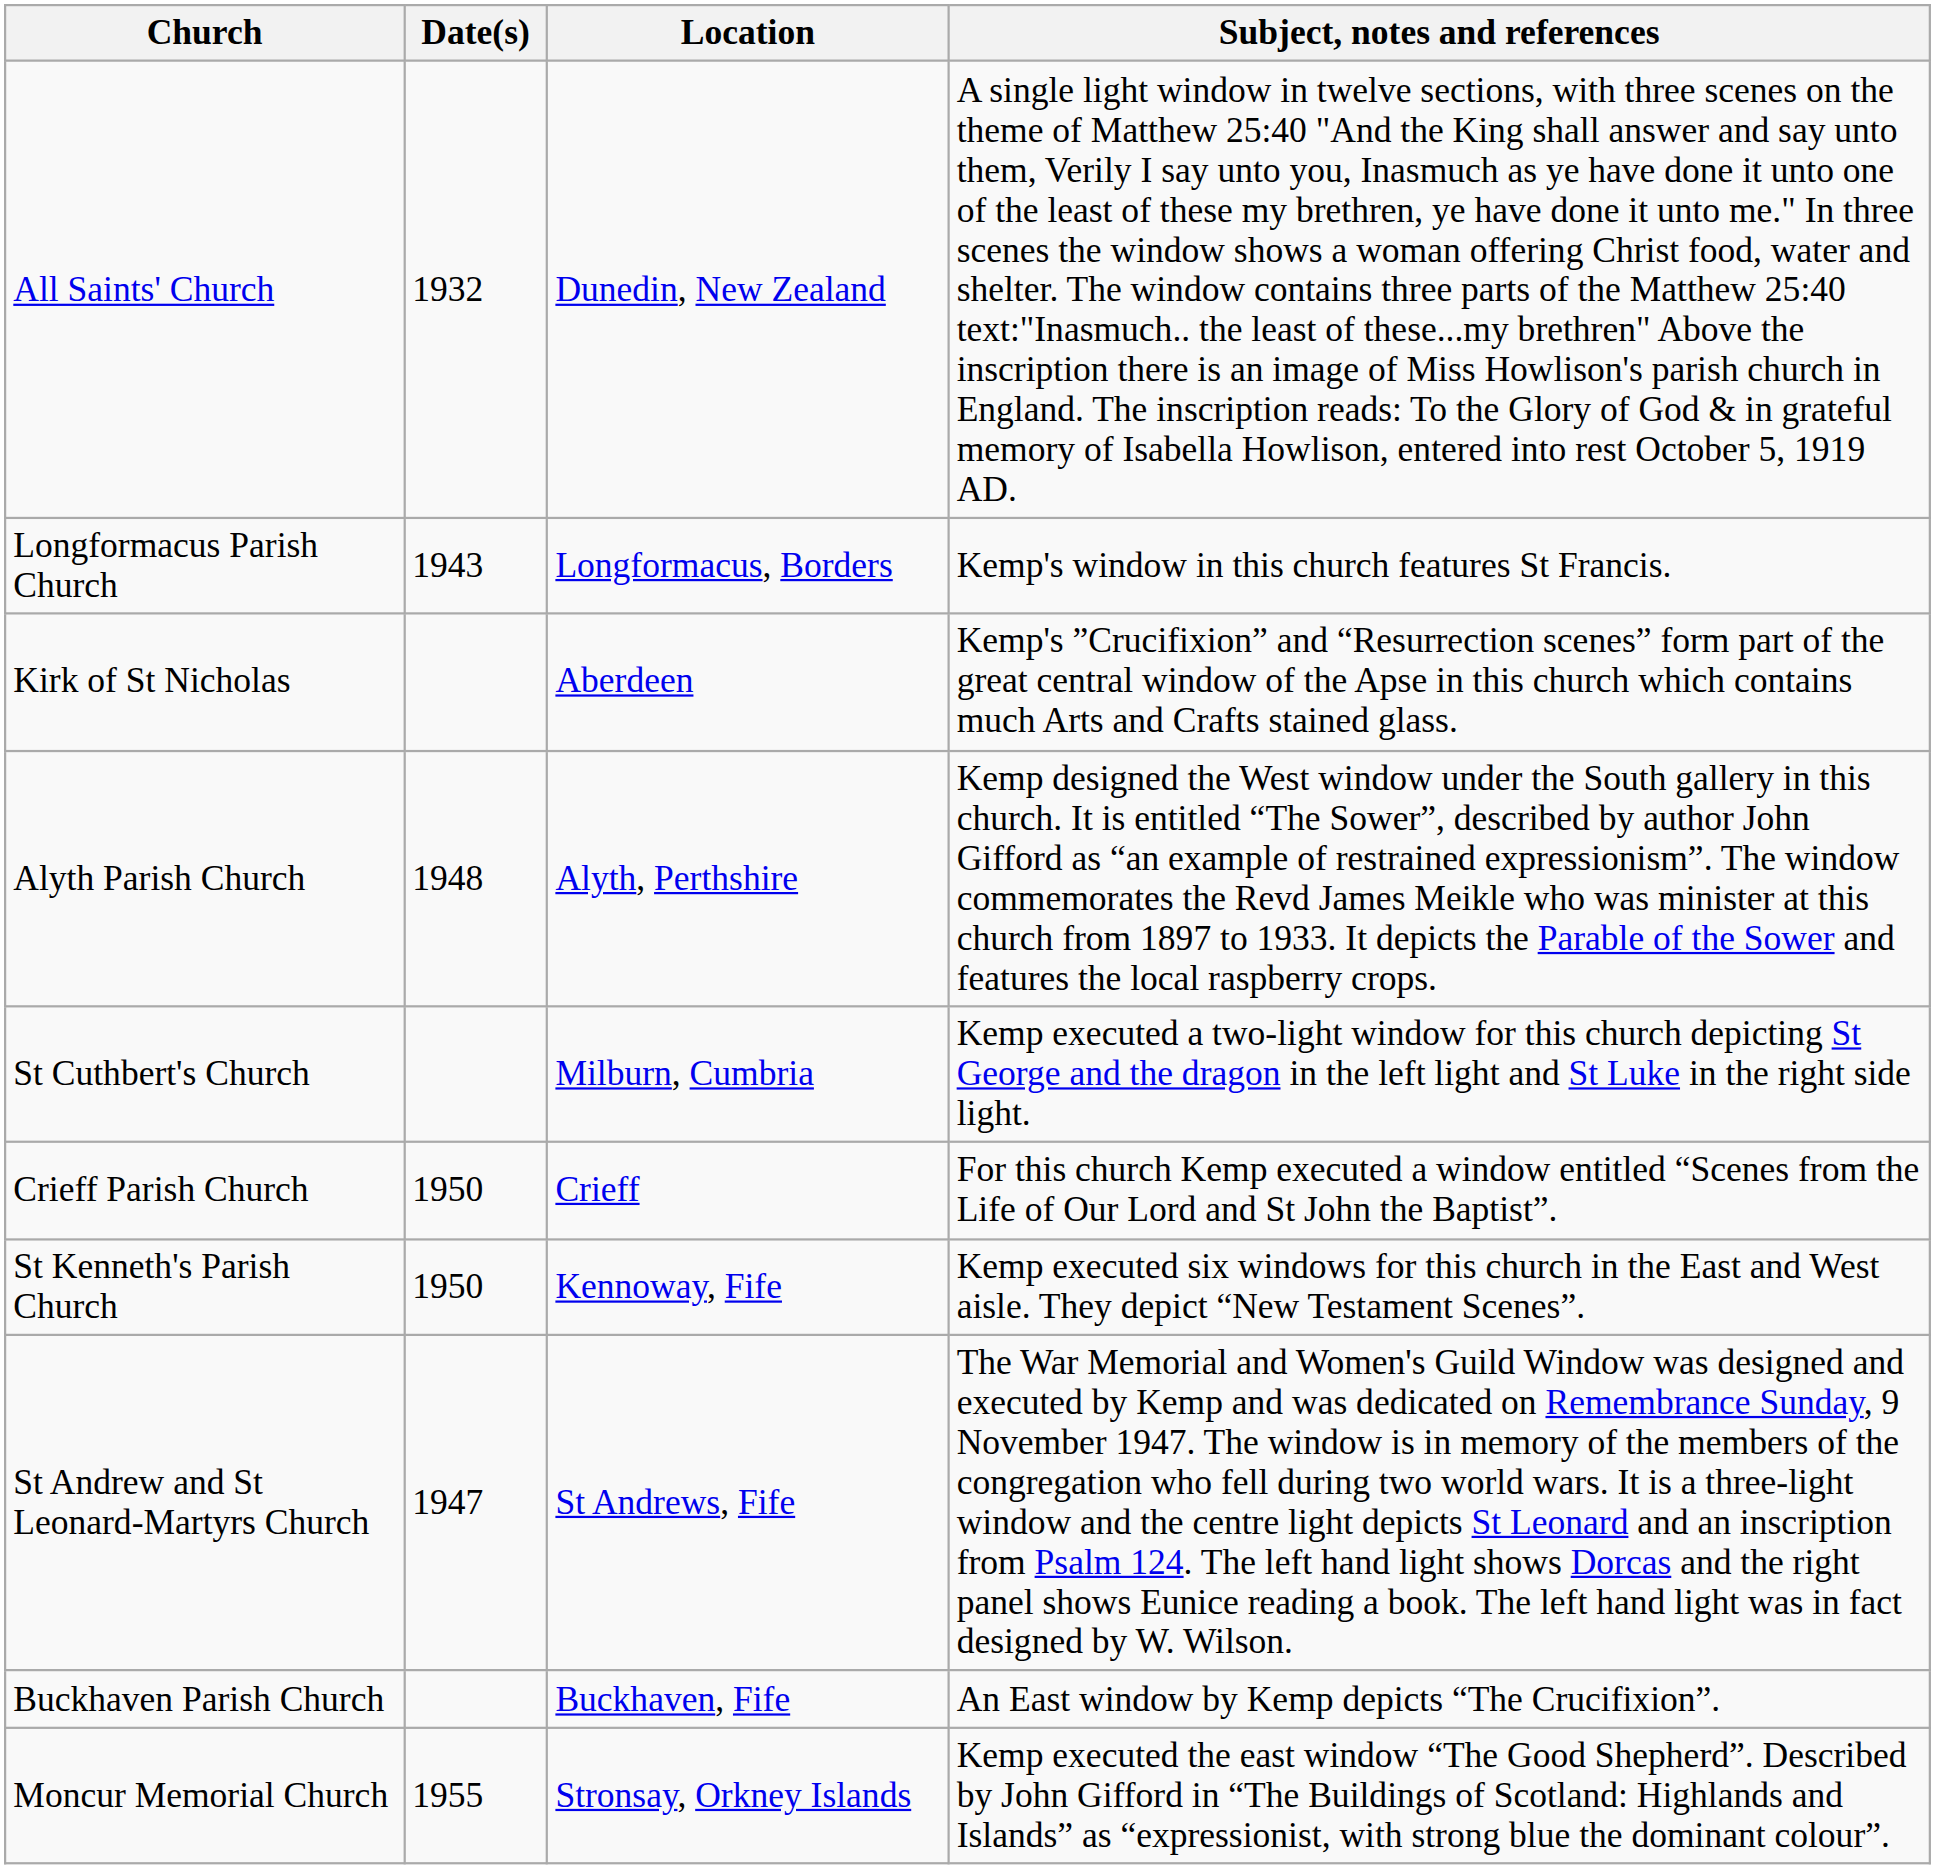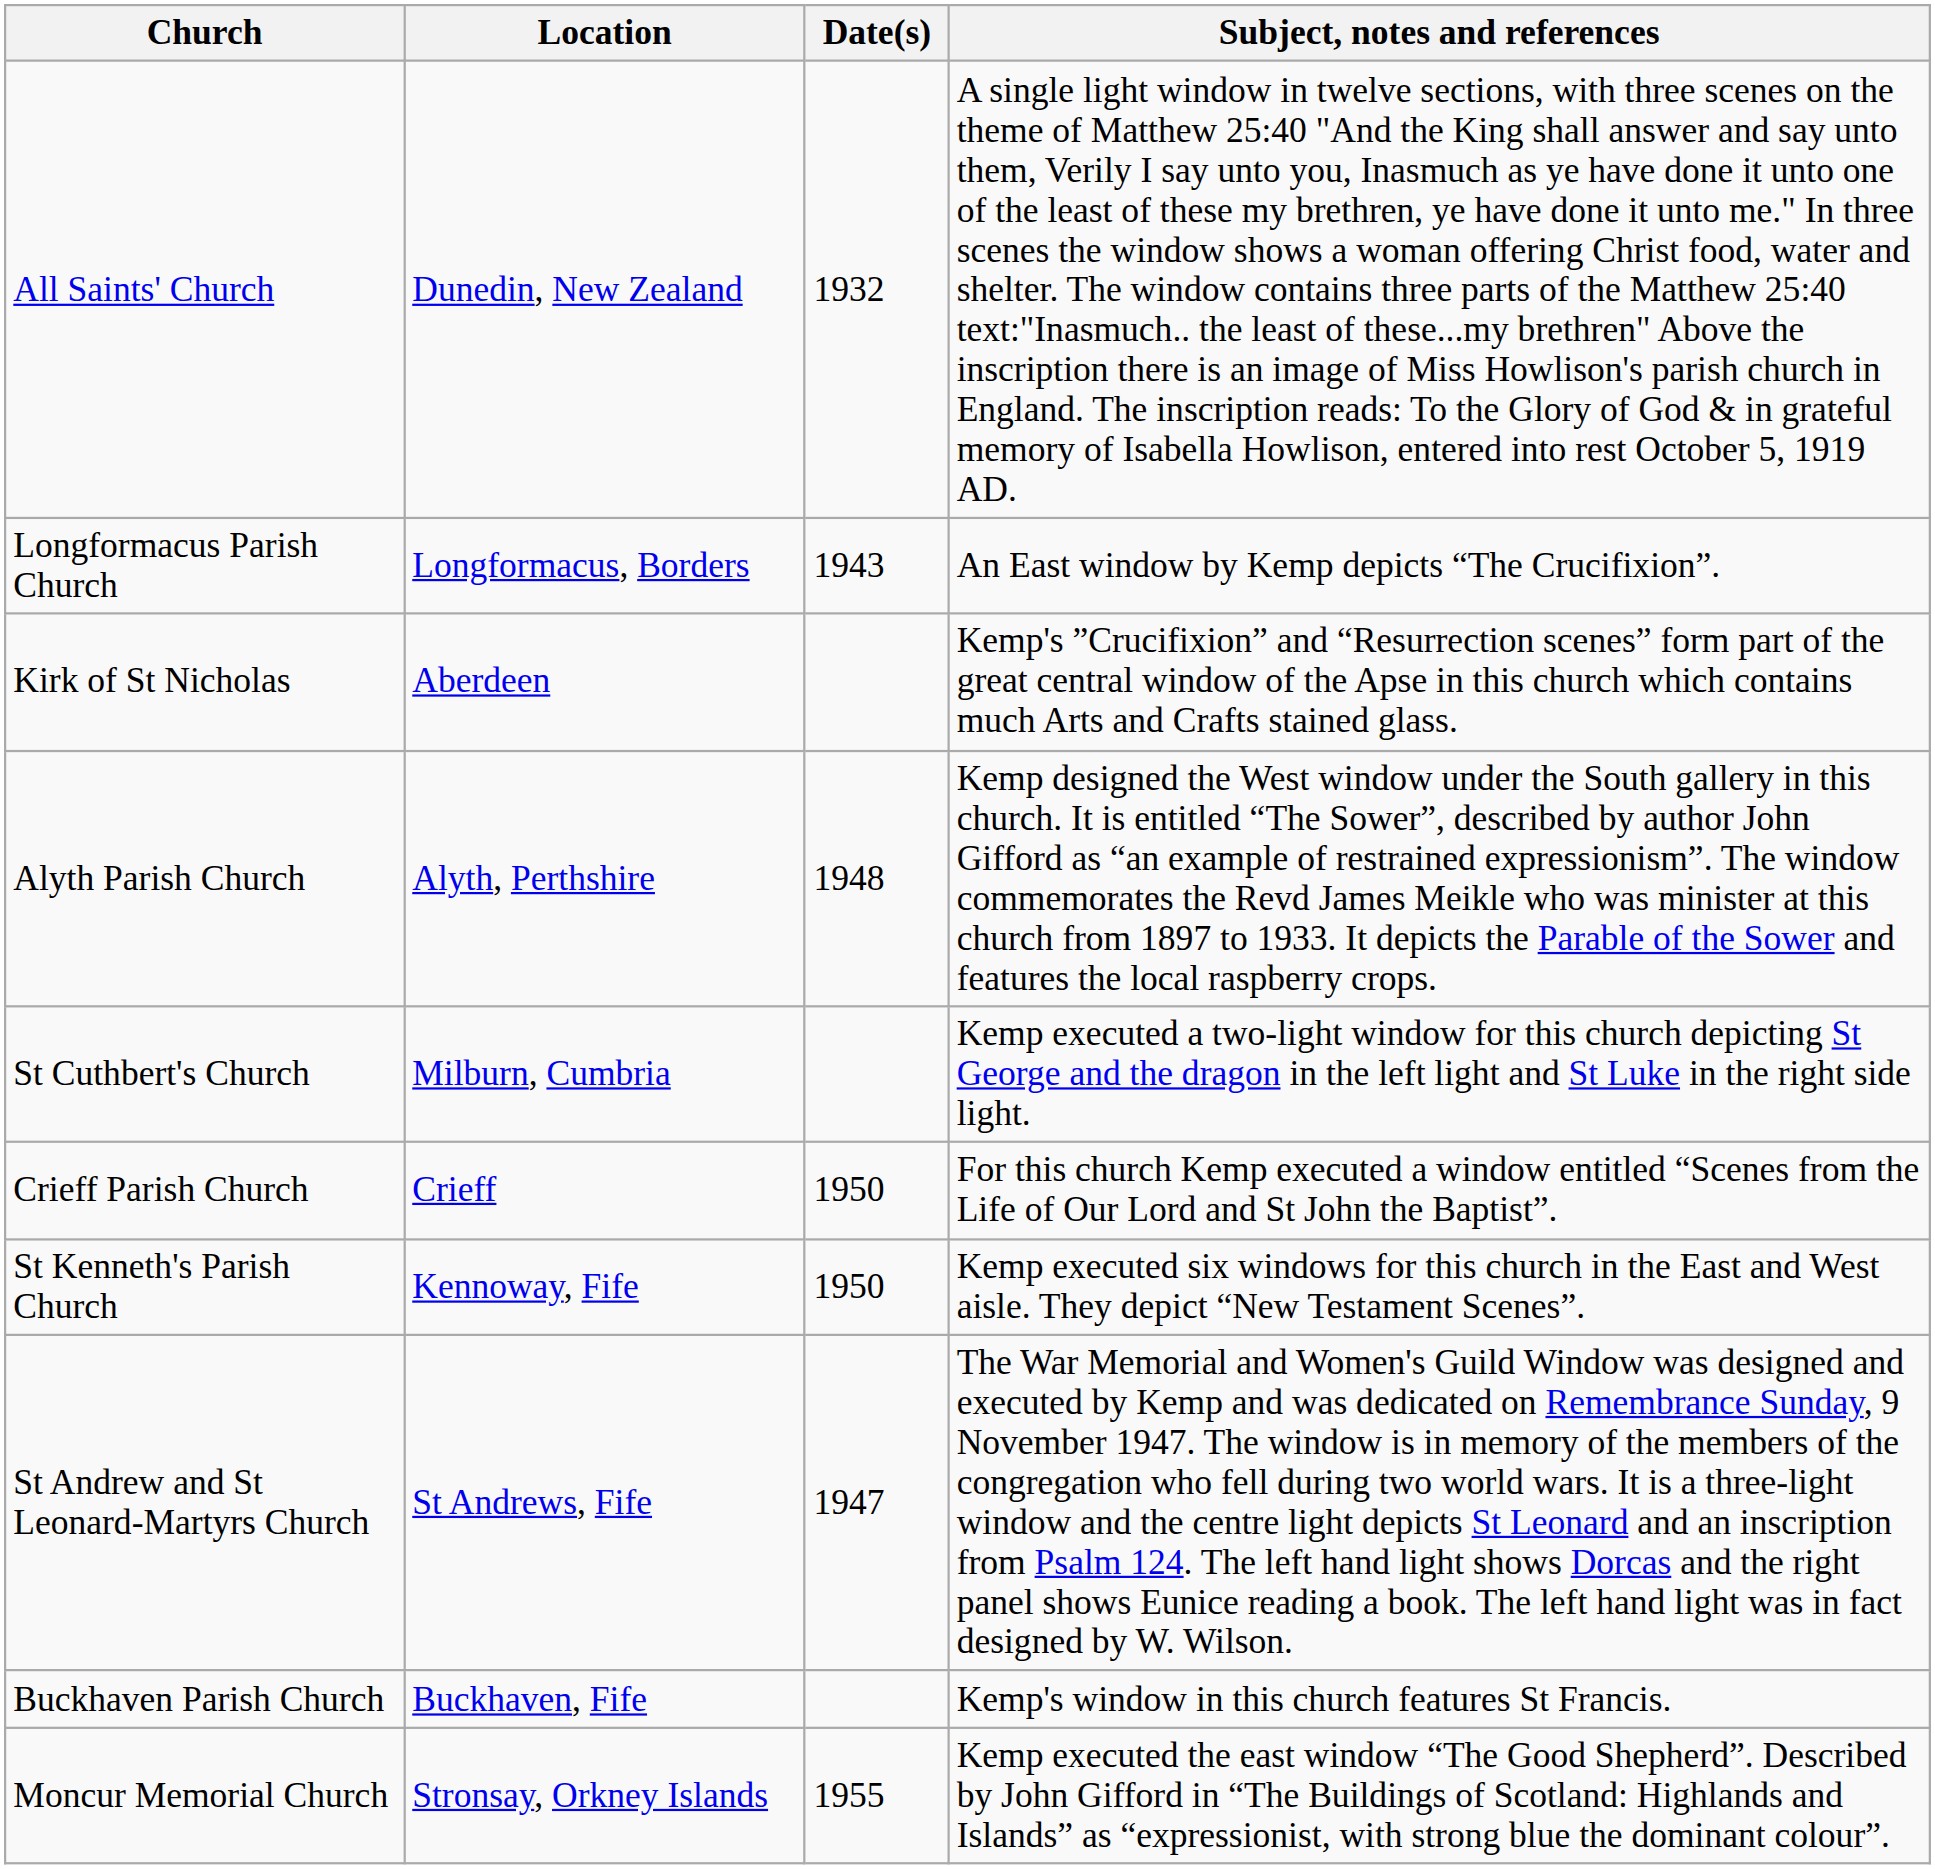columns swapped: (748, 32) <-> (476, 32)
(1314, 564) Kemp's window in this church features St Francis. -> (1338, 564) An East window by Kemp depicts “The Crucifixion”.
(1338, 1698) An East window by Kemp depicts “The Crucifixion”. -> (1314, 1698) Kemp's window in this church features St Francis.
